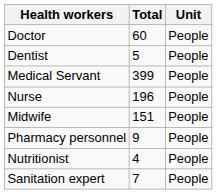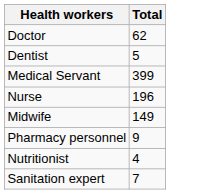- column: (188, 14)
(139, 35) 60 -> (139, 35) 62
(143, 117) 151 -> (143, 117) 149
